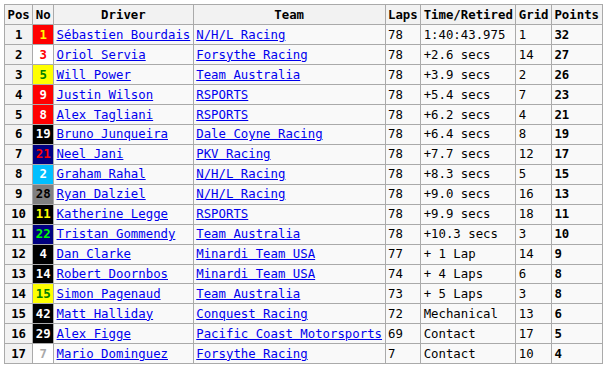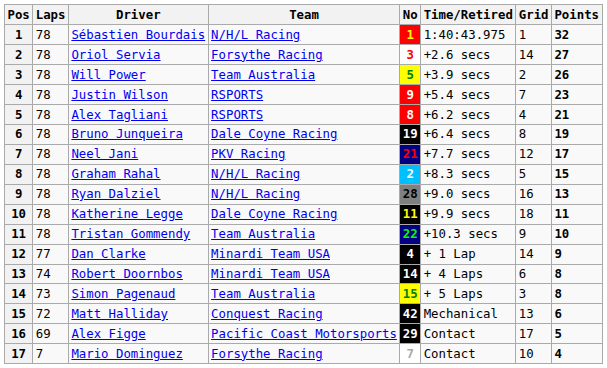columns swapped: (43, 15) <-> (403, 15)
(222, 214) RSPORTS -> (274, 214) Dale Coyne Racing
(522, 234) 3 -> (522, 234) 9
